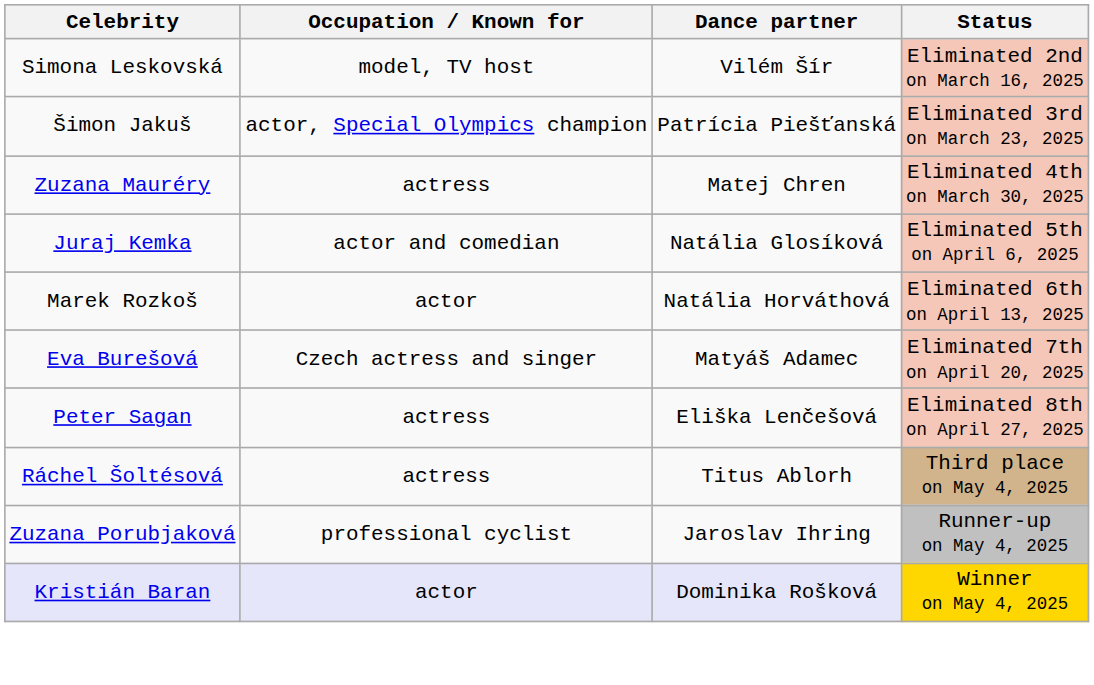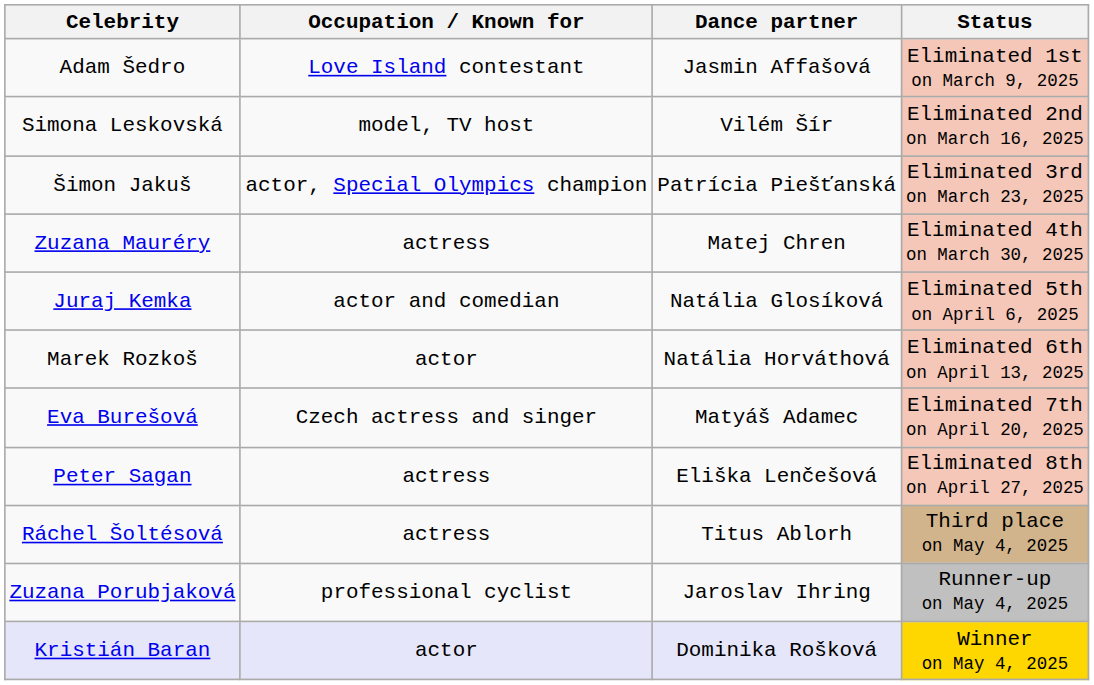+ row: (122, 68)
